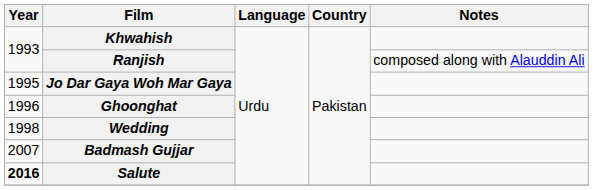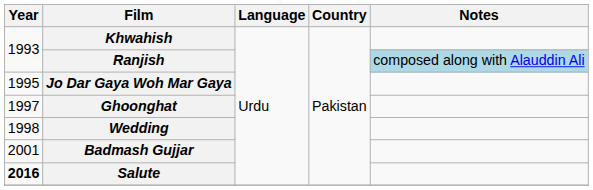(479, 60) no background -> (479, 60) lightblue background
(24, 106) 1996 -> (24, 106) 1997
(24, 151) 2007 -> (24, 151) 2001
